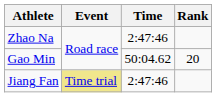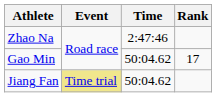(193, 59) 20 -> (193, 59) 17
(148, 81) 2:47:46 -> (148, 81) 50:04.62
